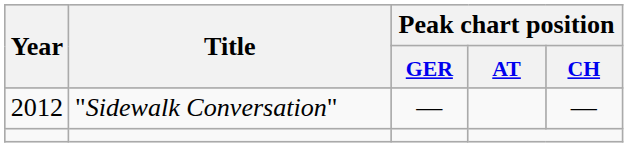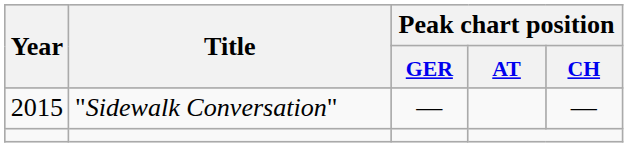(37, 107) 2012 -> (37, 107) 2015
